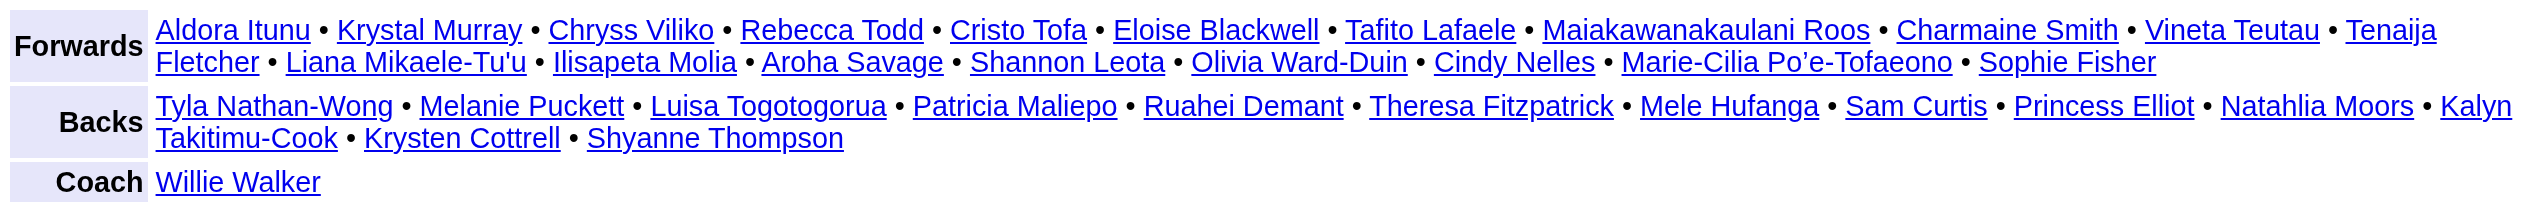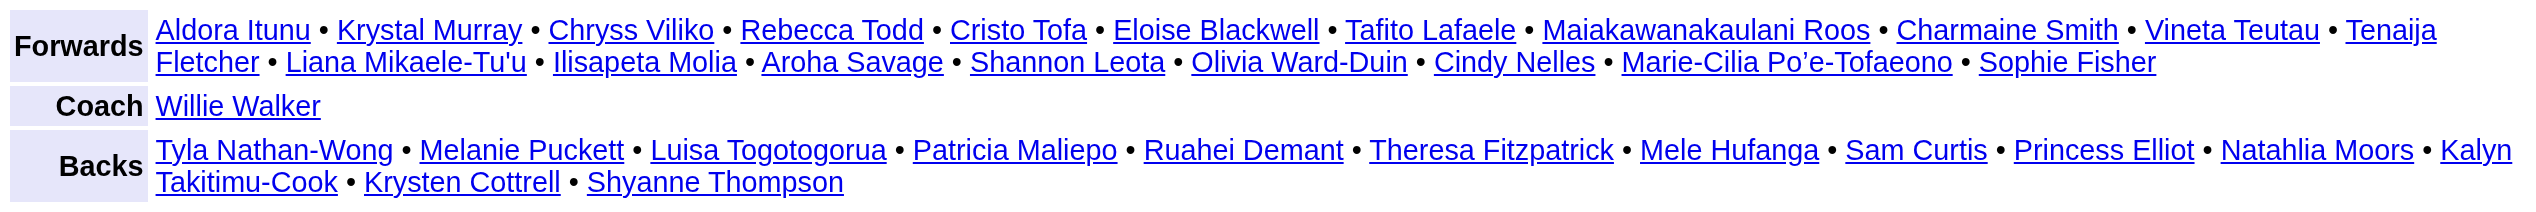rows swapped: (101, 122) <-> (100, 182)
